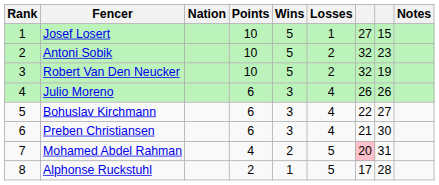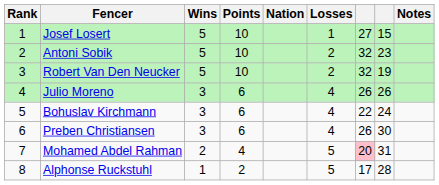columns swapped: (207, 14) <-> (290, 14)
(384, 111) 27 -> (384, 111) 24
(365, 131) 21 -> (365, 131) 26
